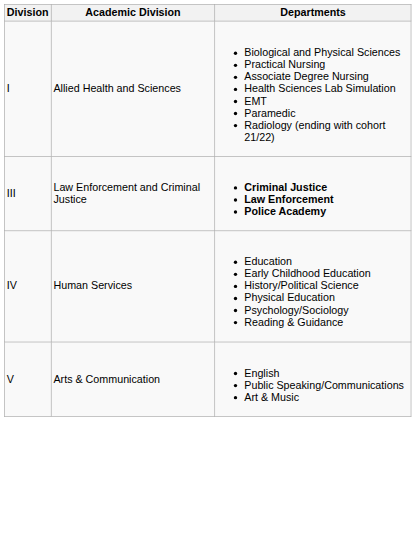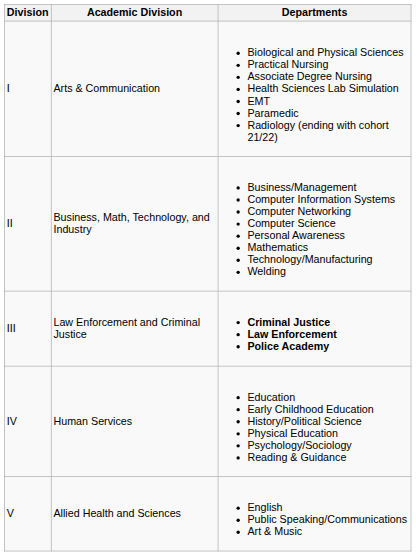(117, 88) Allied Health and Sciences -> (107, 88) Arts & Communication
+ row: (10, 223)
(107, 379) Arts & Communication -> (117, 514) Allied Health and Sciences
